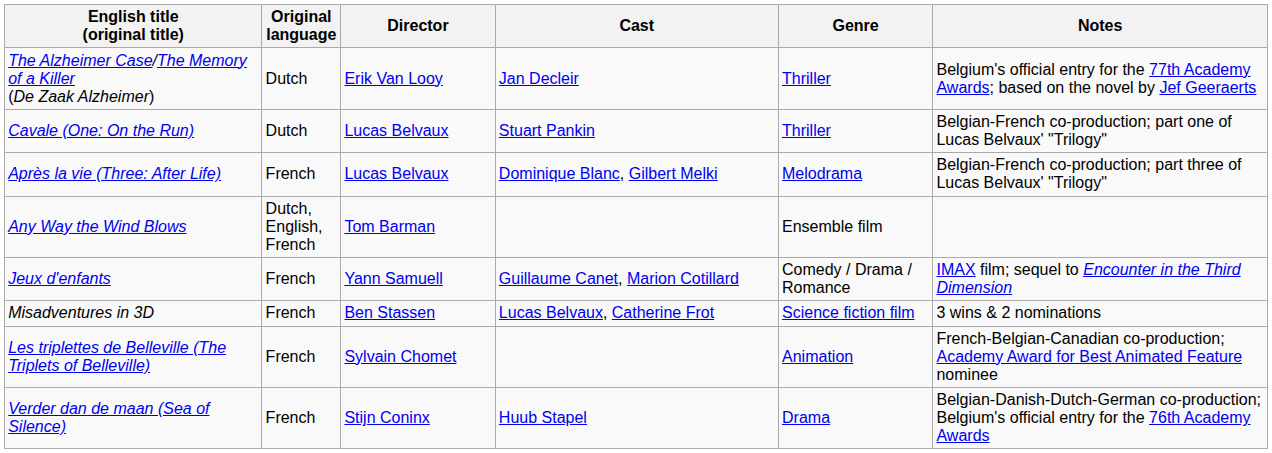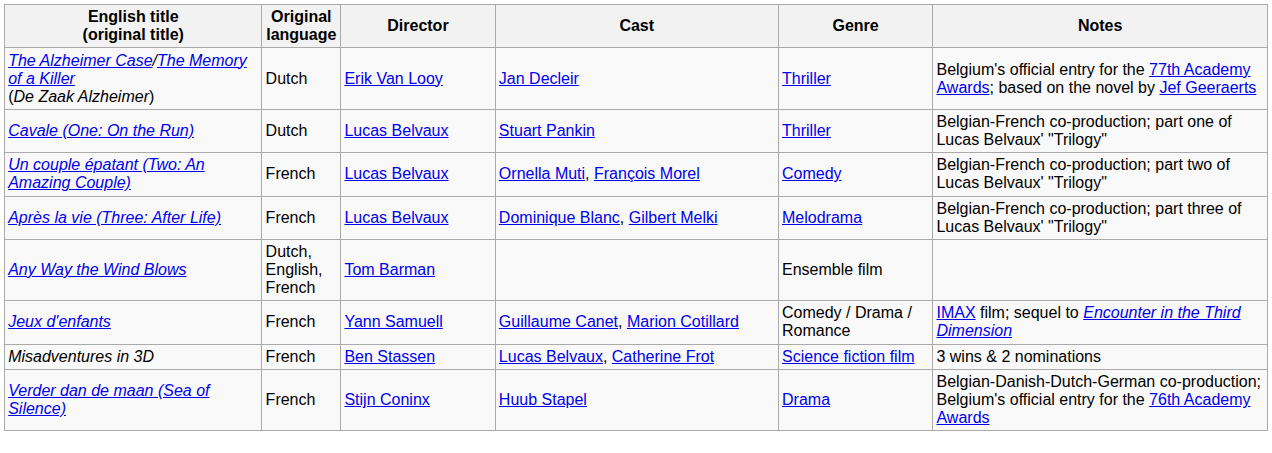+ row: (106, 174)
- row: (117, 356)
